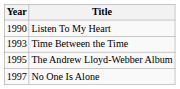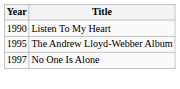- row: (80, 44)
